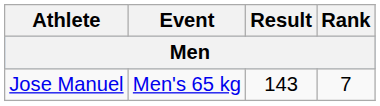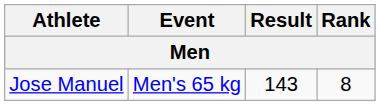(346, 84) 7 -> (346, 84) 8
